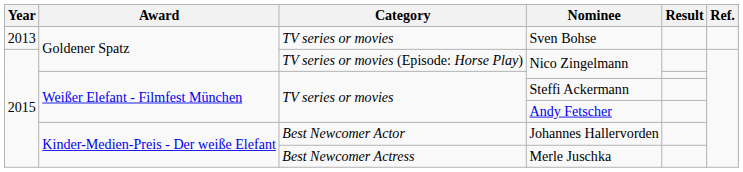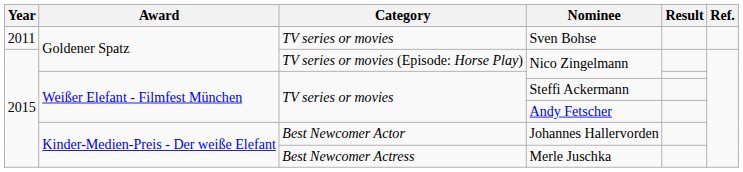(22, 37) 2013 -> (22, 37) 2011
